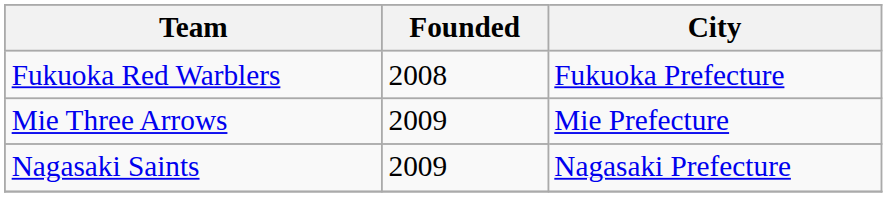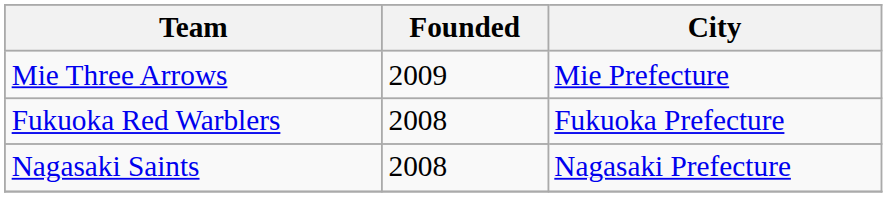rows swapped: (146, 74) <-> (120, 120)
(418, 167) 2009 -> (418, 167) 2008
